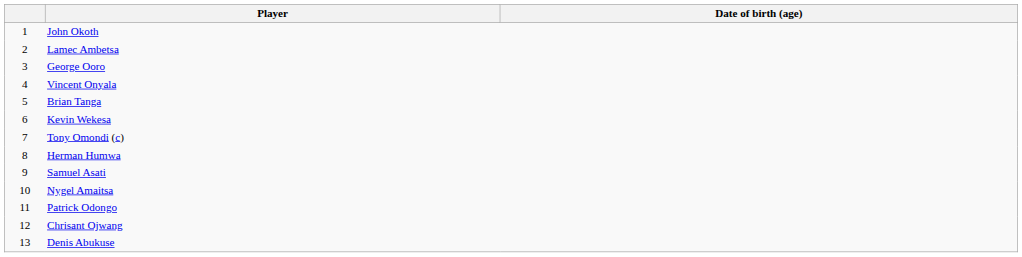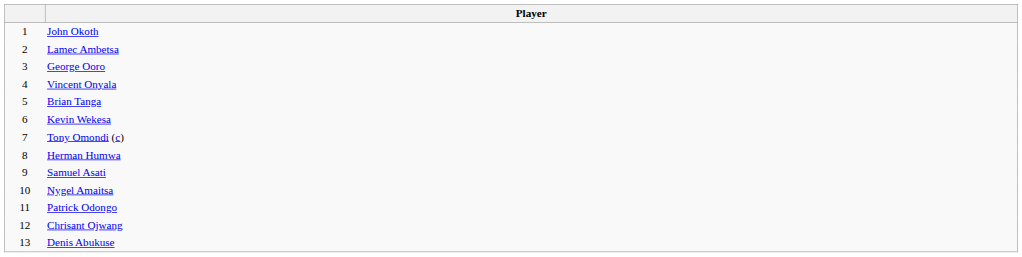- column: (759, 13)
